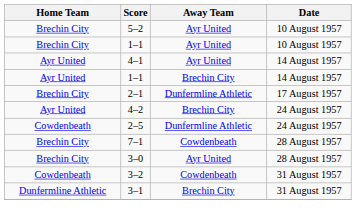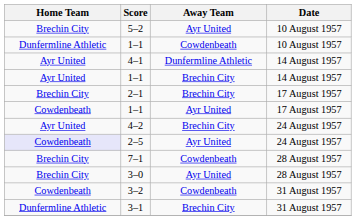(63, 45) Brechin City -> (63, 45) Dunfermline Athletic
(208, 45) Ayr United -> (208, 45) Cowdenbeath
(208, 61) Ayr United -> (208, 61) Dunfermline Athletic
(208, 93) Dunfermline Athletic -> (208, 93) Brechin City
+ row: (136, 110)
(63, 126) no background -> (63, 142) lavender background
(208, 126) Dunfermline Athletic -> (208, 142) Ayr United
